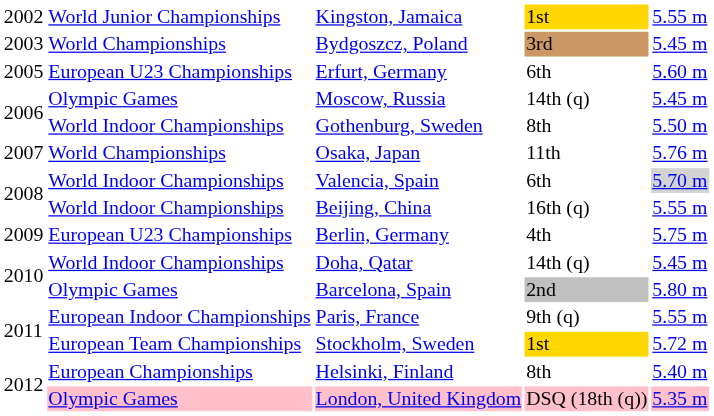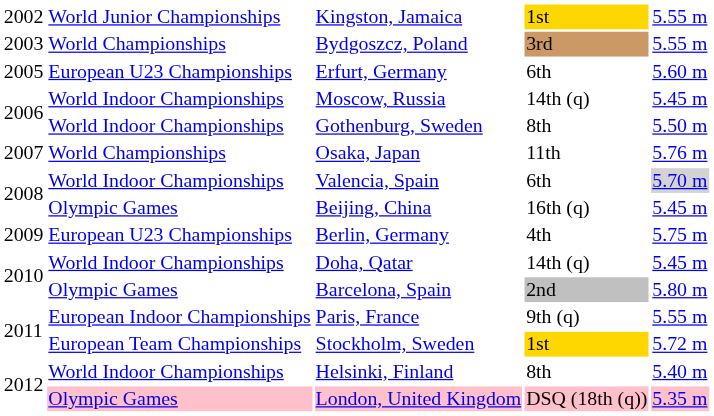(680, 44) 5.45 m -> (680, 44) 5.55 m
(113, 98) Olympic Games -> (166, 98) World Indoor Championships
(166, 207) World Indoor Championships -> (113, 207) Olympic Games
(680, 207) 5.55 m -> (680, 207) 5.45 m
(151, 371) European Championships -> (166, 371) World Indoor Championships
